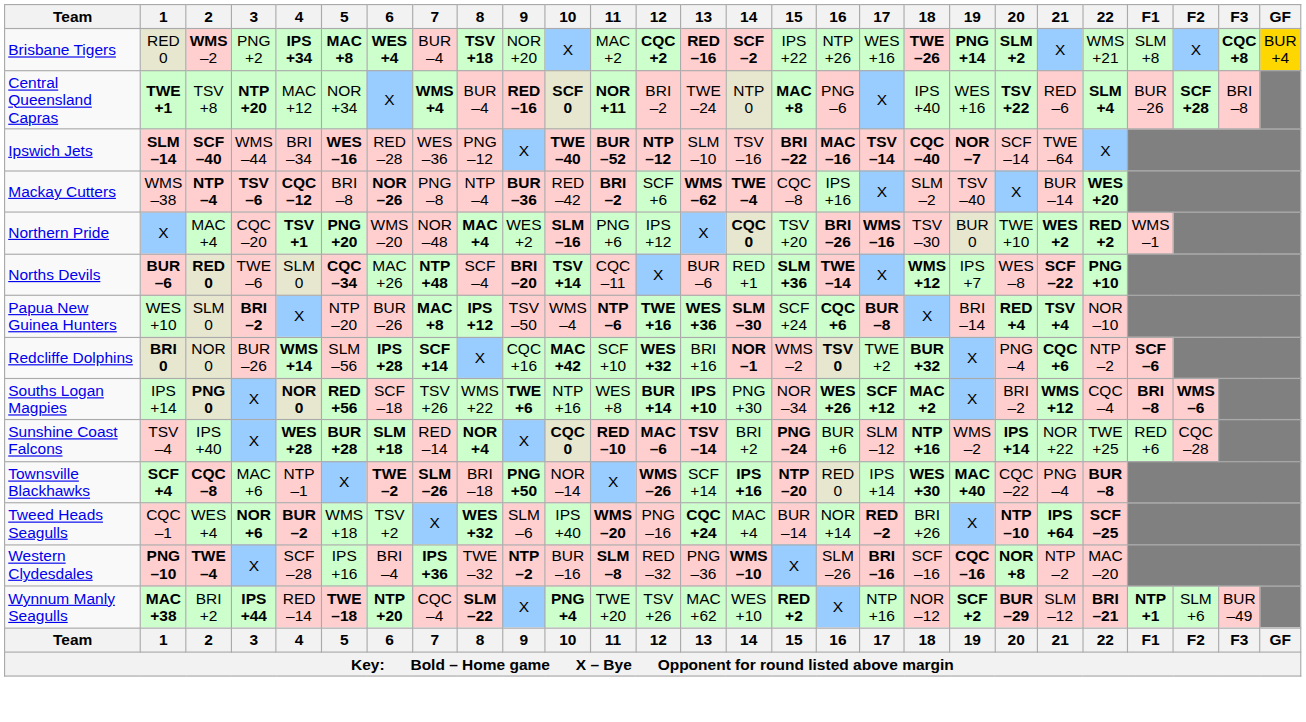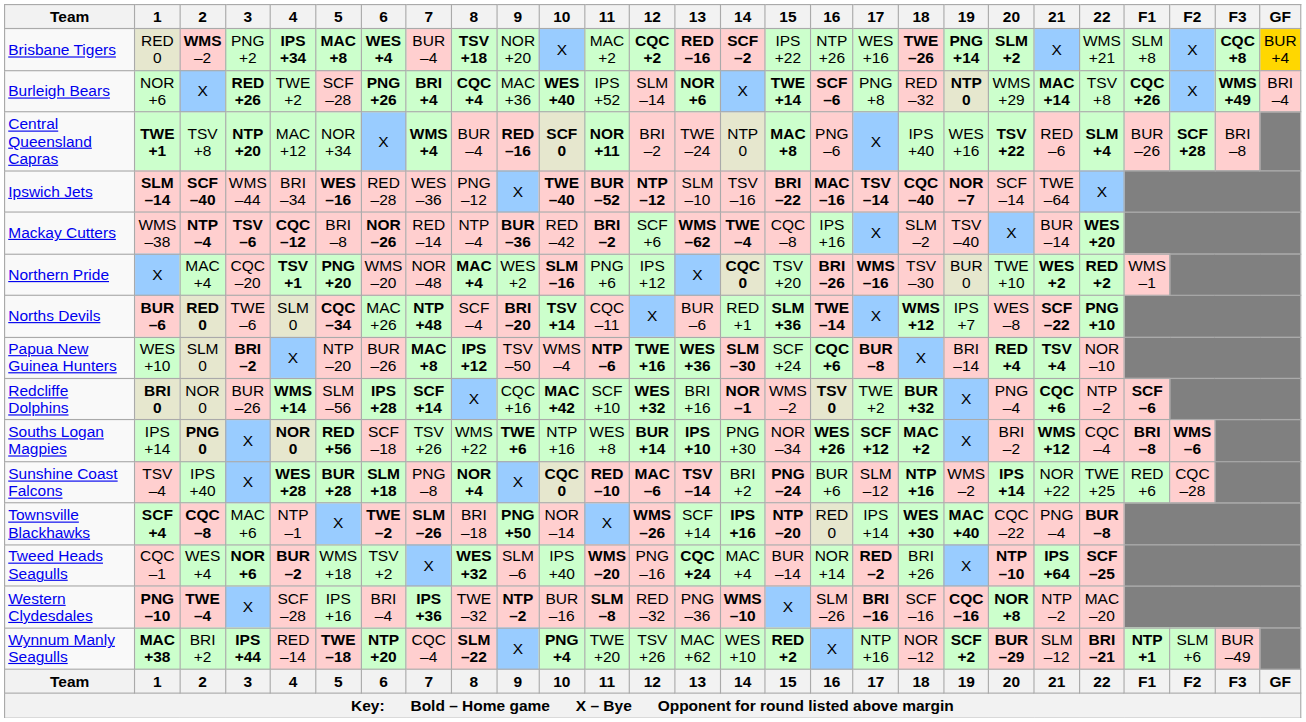+ row: (59, 91)
(435, 191) PNG –8 -> (429, 233) RED –14
(435, 440) RED –14 -> (429, 482) PNG –8
